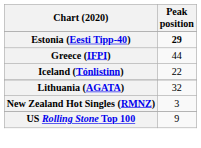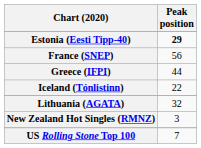+ row: (81, 55)
(177, 119) 9 -> (177, 135) 7
